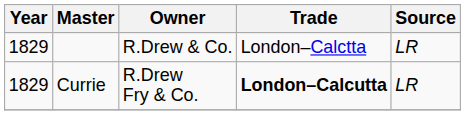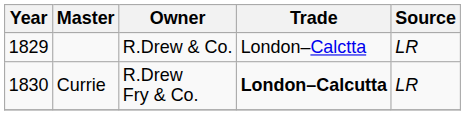(29, 85) 1829 -> (29, 85) 1830
